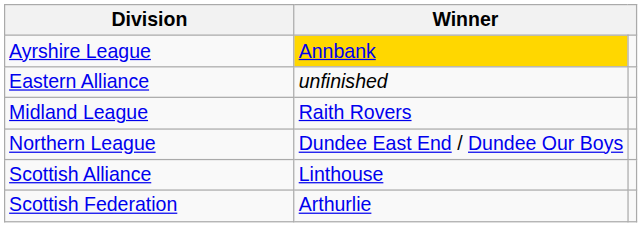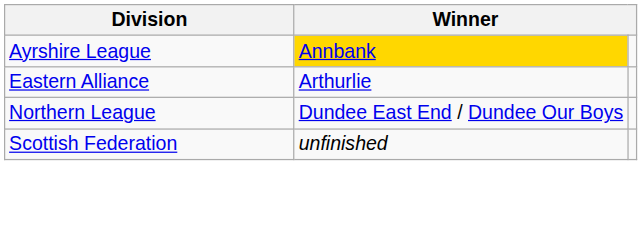(343, 81) unfinished -> (335, 81) Arthurlie
- row: (79, 112)
- row: (80, 174)
(335, 205) Arthurlie -> (343, 143) unfinished
